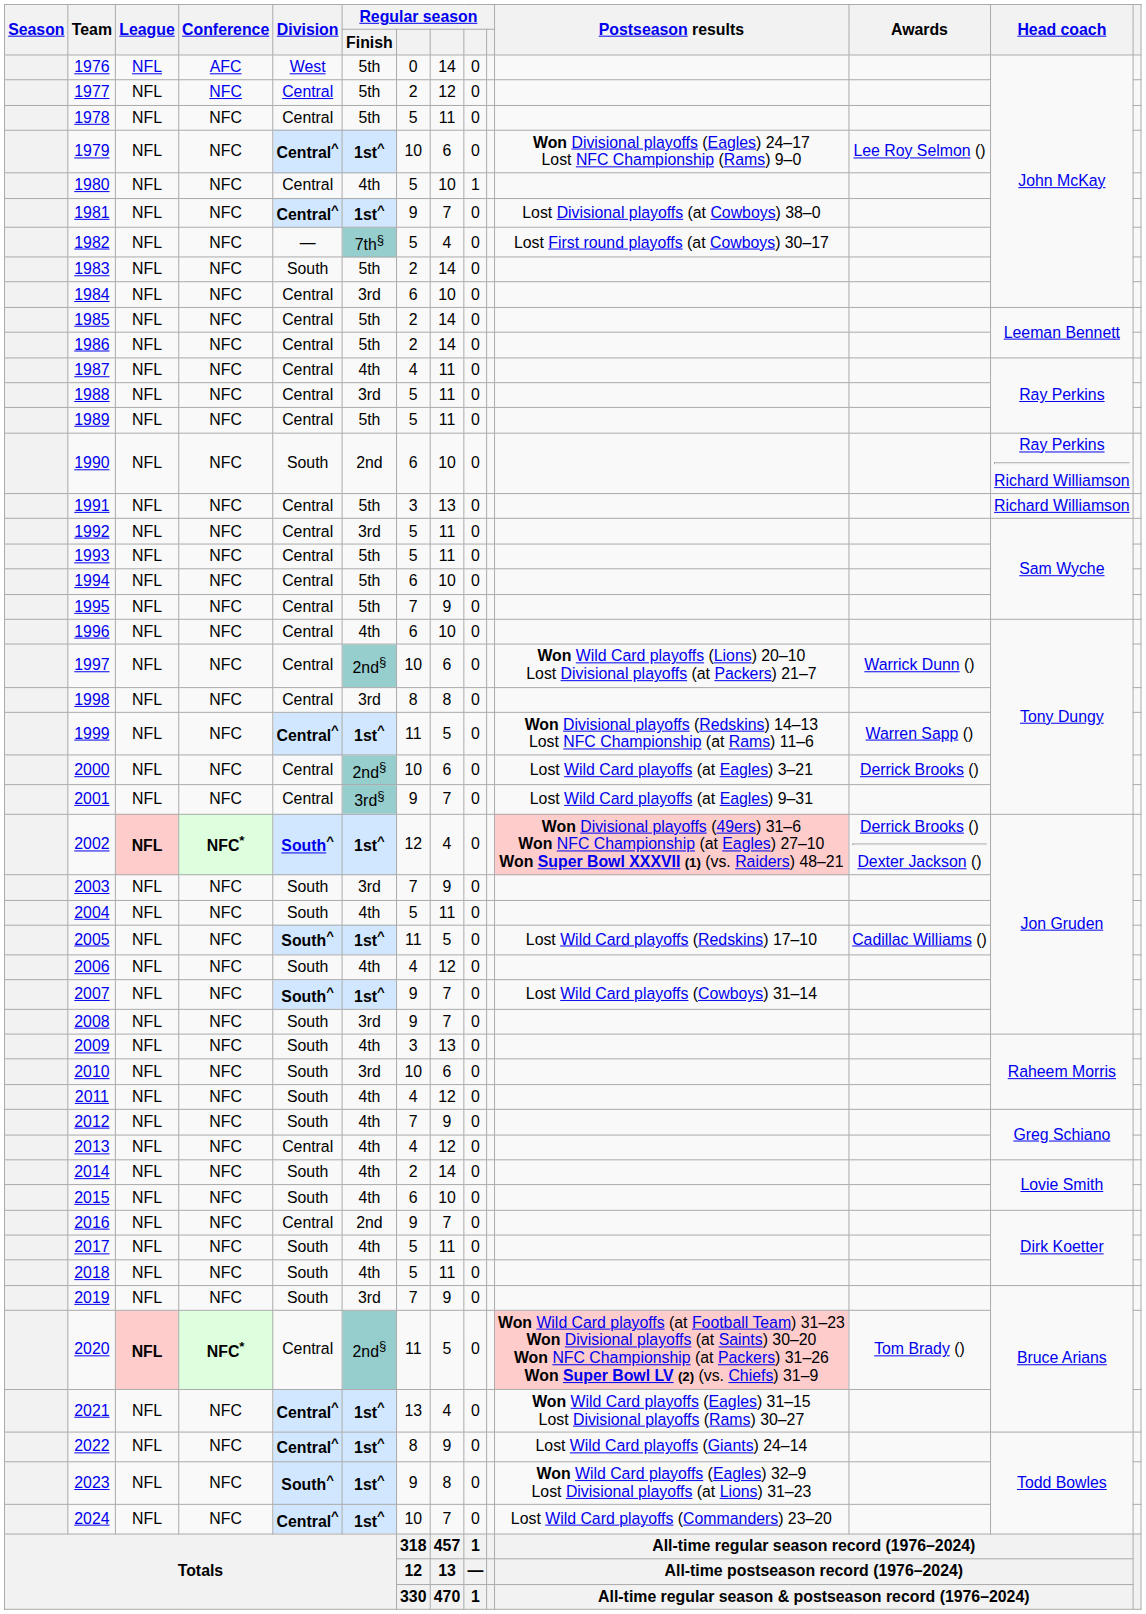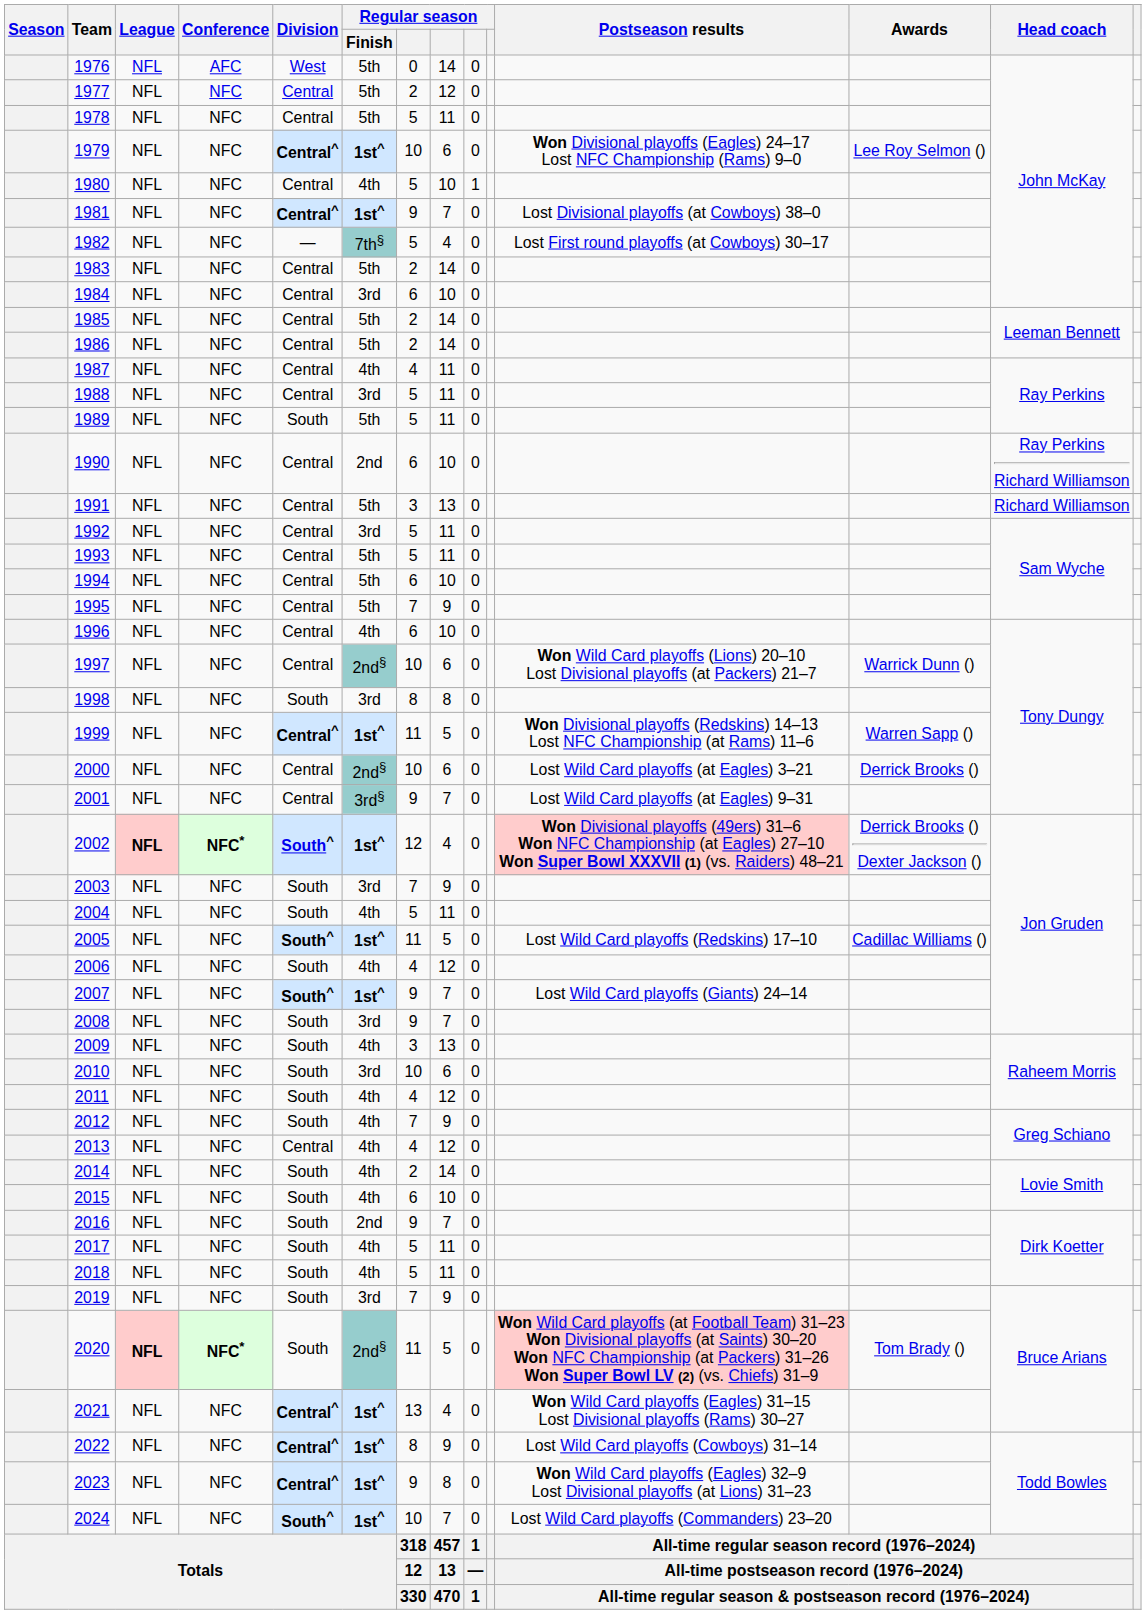(308, 269) South -> (308, 269) Central
(308, 420) Central -> (308, 420) South
(308, 463) South -> (308, 463) Central
(308, 699) Central -> (308, 699) South
(671, 994) Lost Wild Card playoffs (Cowboys) 31–14 -> (671, 994) Lost Wild Card playoffs (Giants) 24–14
(308, 1222) Central -> (308, 1222) South
(308, 1349) Central -> (308, 1349) South
(671, 1446) Lost Wild Card playoffs (Giants) 24–14 -> (671, 1446) Lost Wild Card playoffs (Cowboys) 31–14
(308, 1482) South^ -> (308, 1482) Central^
(308, 1519) Central^ -> (308, 1519) South^
